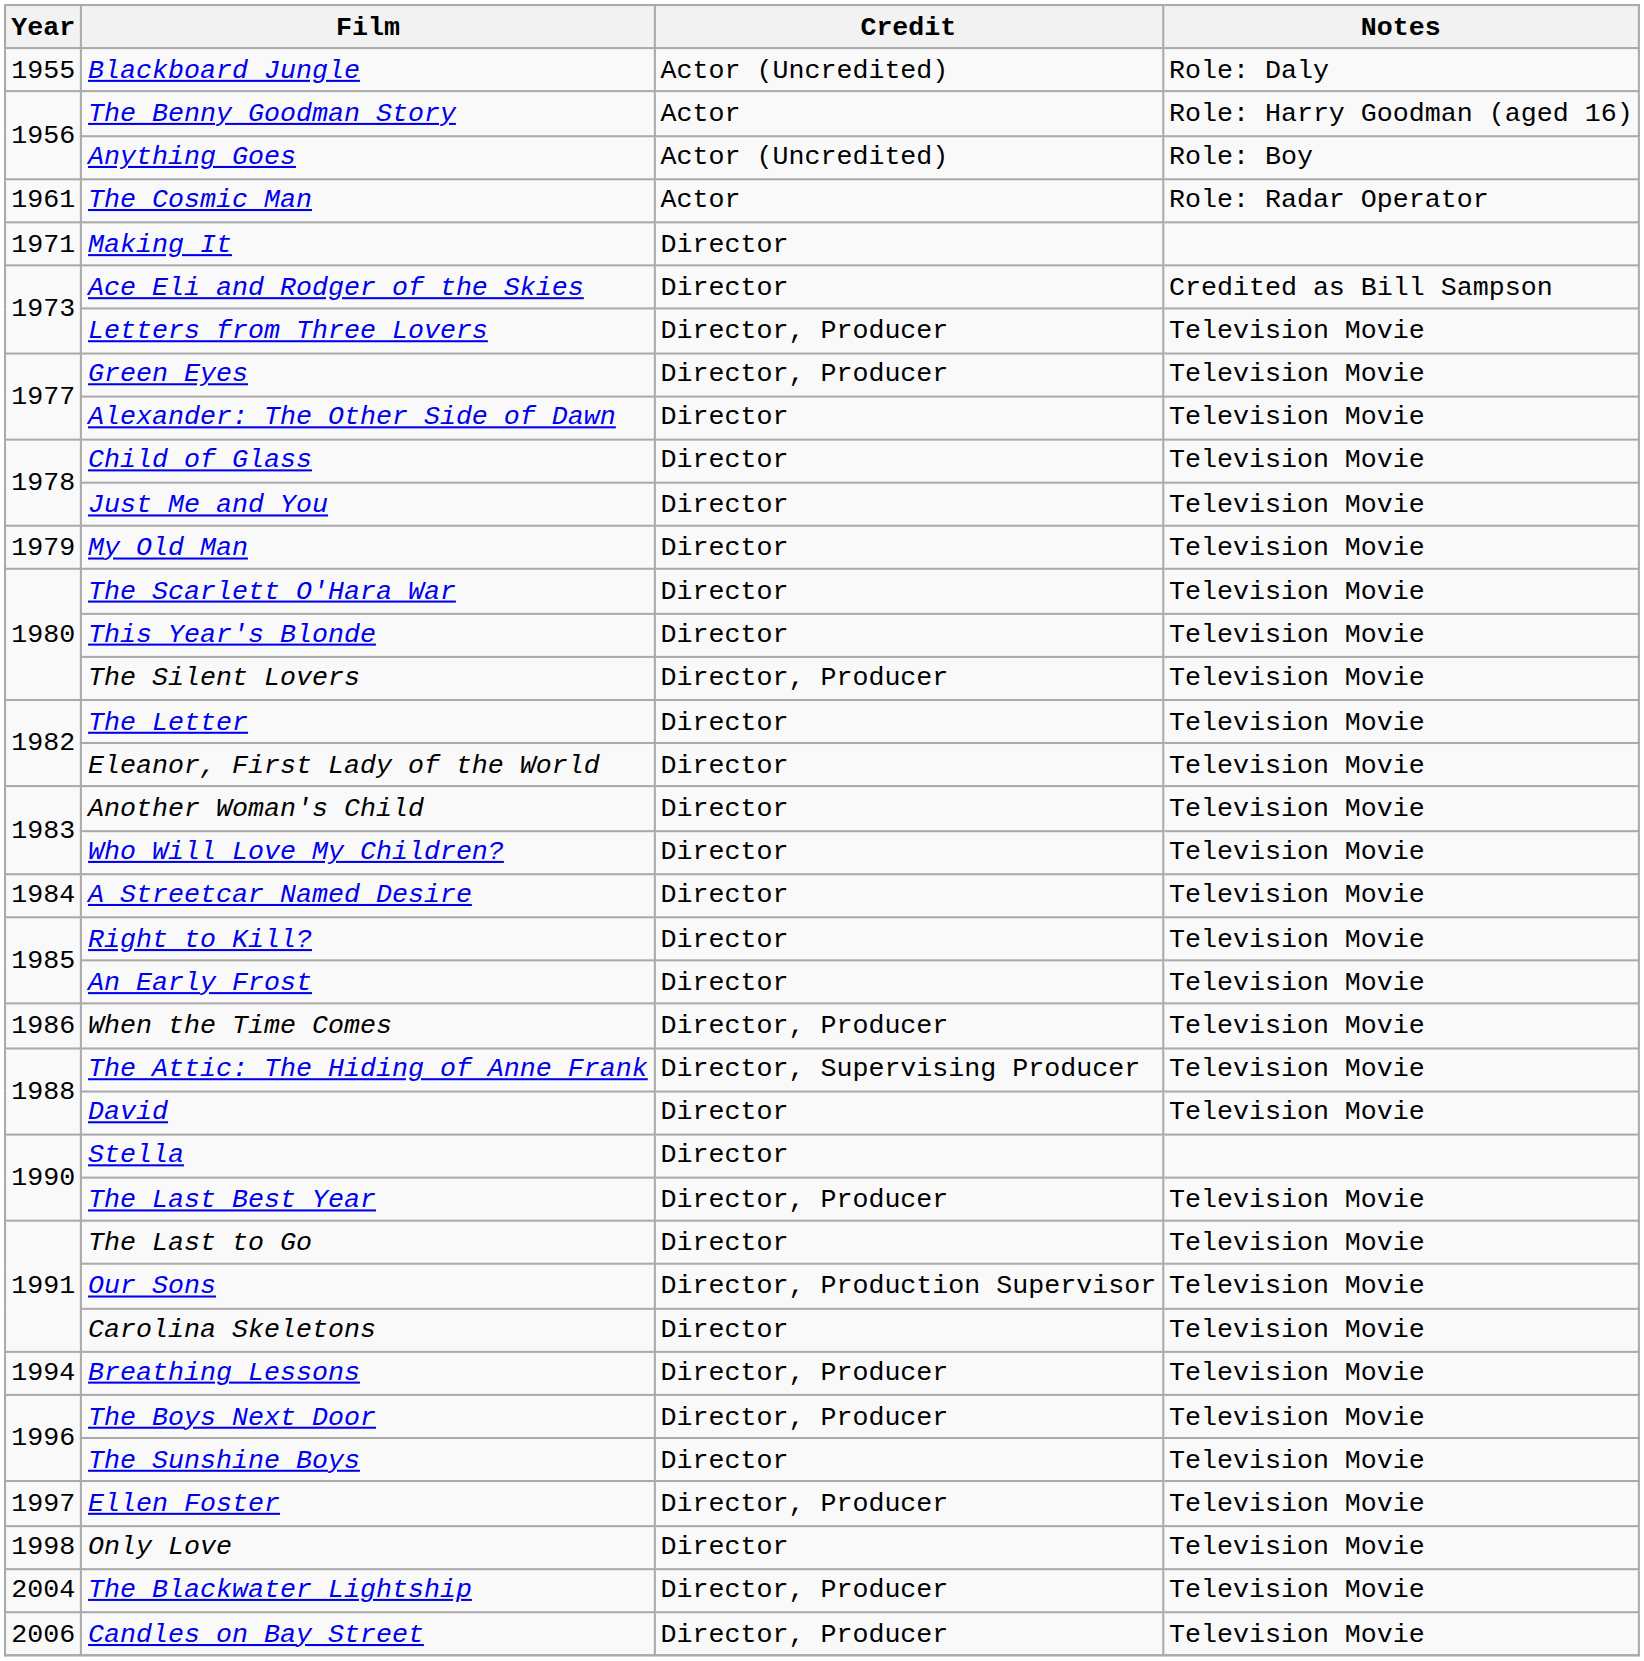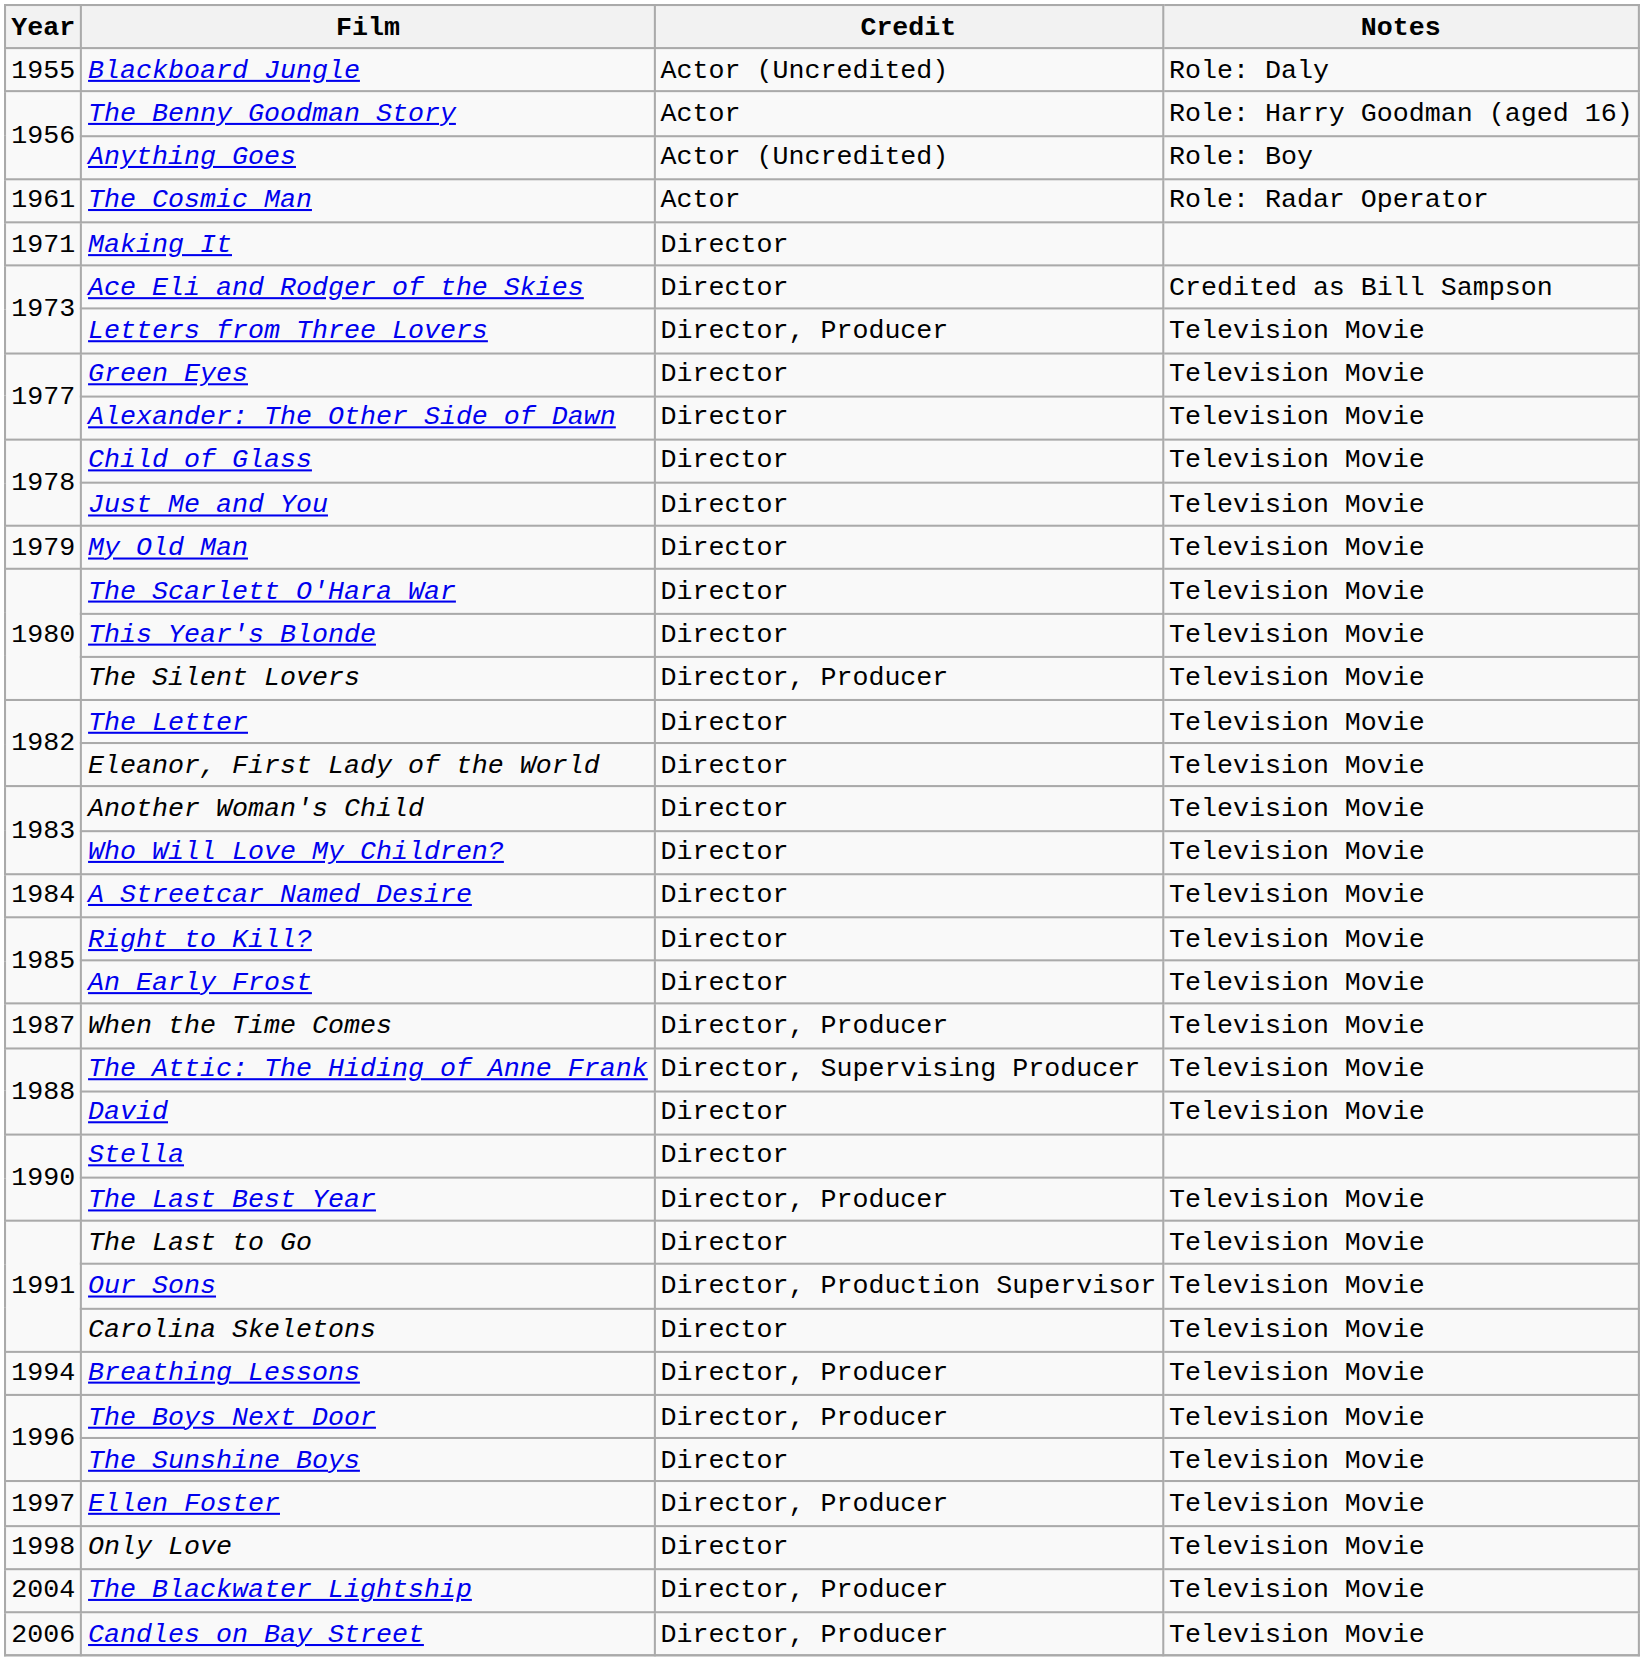(804, 374) Director, Producer -> (724, 374) Director
(43, 1026) 1986 -> (43, 1026) 1987
